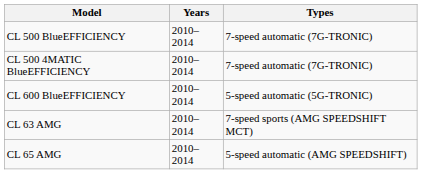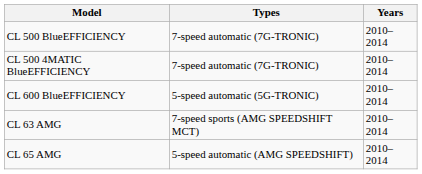columns swapped: (196, 13) <-> (320, 13)
